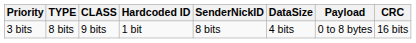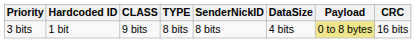columns swapped: (156, 12) <-> (62, 12)
(345, 29) no background -> (345, 29) khaki background
